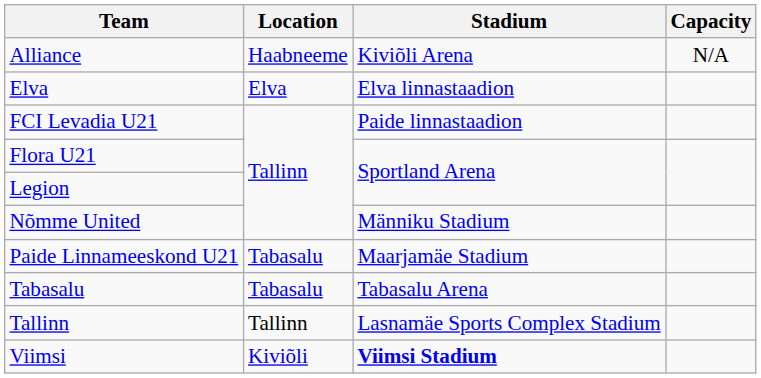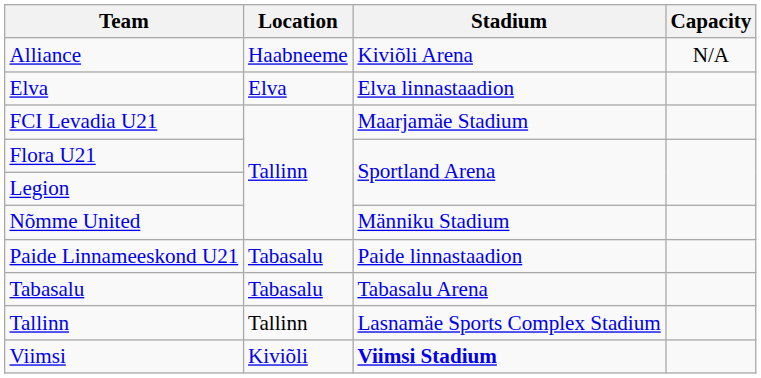(440, 121) Paide linnastaadion -> (443, 121) Maarjamäe Stadium
(443, 255) Maarjamäe Stadium -> (440, 255) Paide linnastaadion
